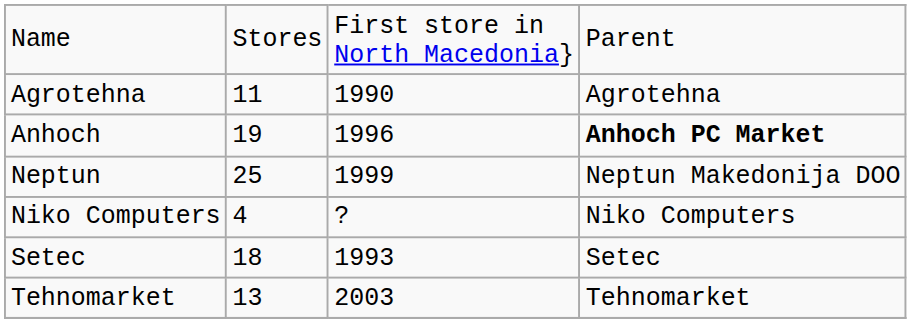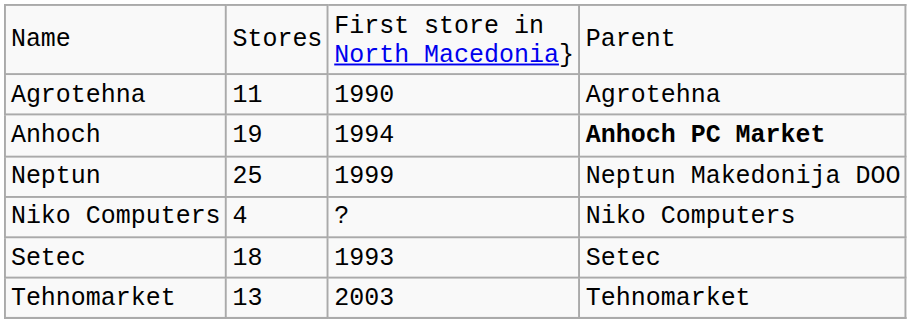(364, 135) 1996 -> (364, 135) 1994
